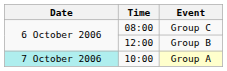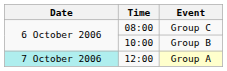(139, 43) 12:00 -> (139, 43) 10:00
(139, 58) 10:00 -> (139, 58) 12:00
